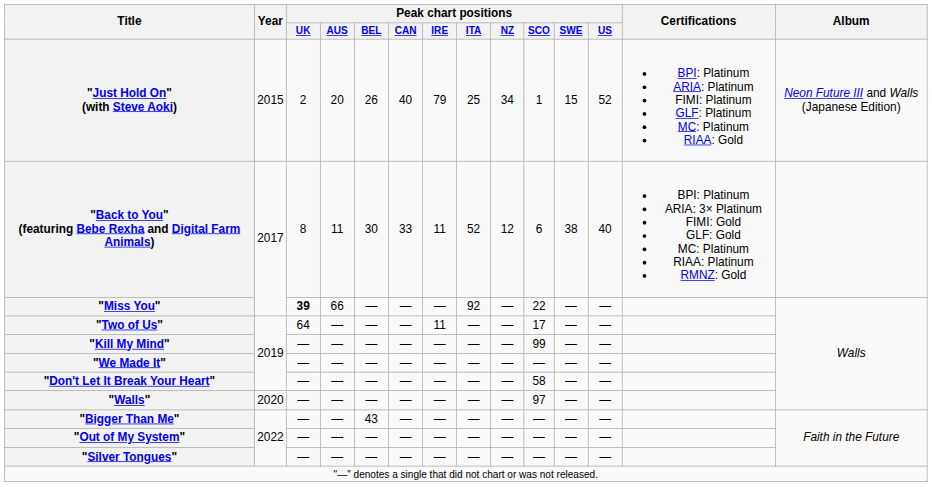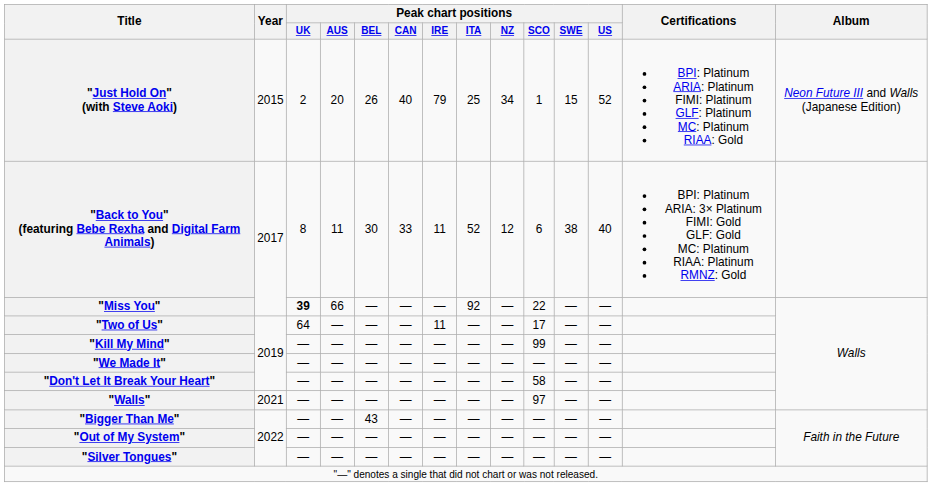(270, 400) 2020 -> (270, 400) 2021
